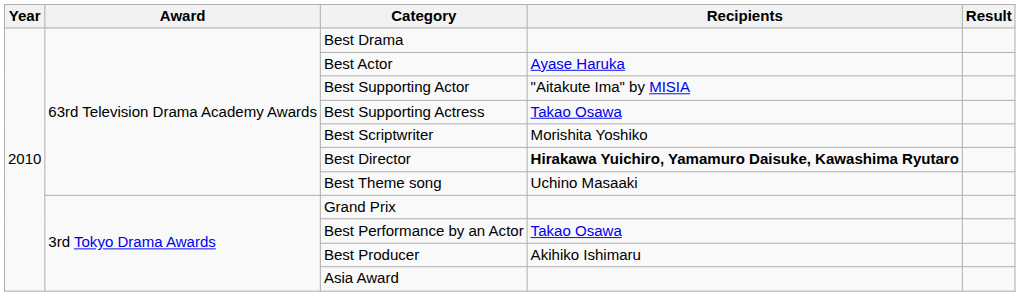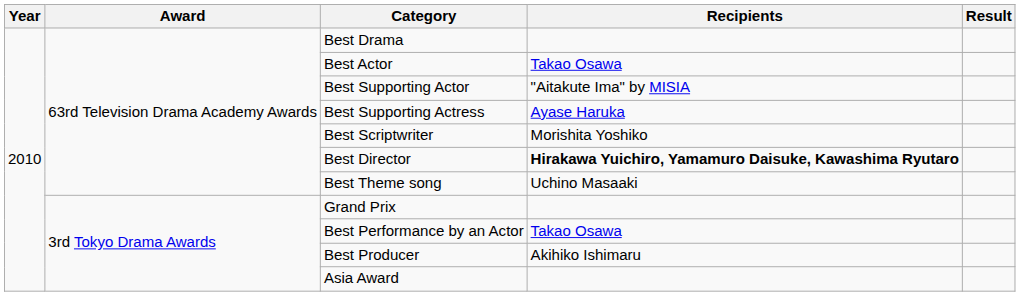(578, 64) Ayase Haruka -> (576, 64) Takao Osawa
(576, 111) Takao Osawa -> (578, 111) Ayase Haruka
